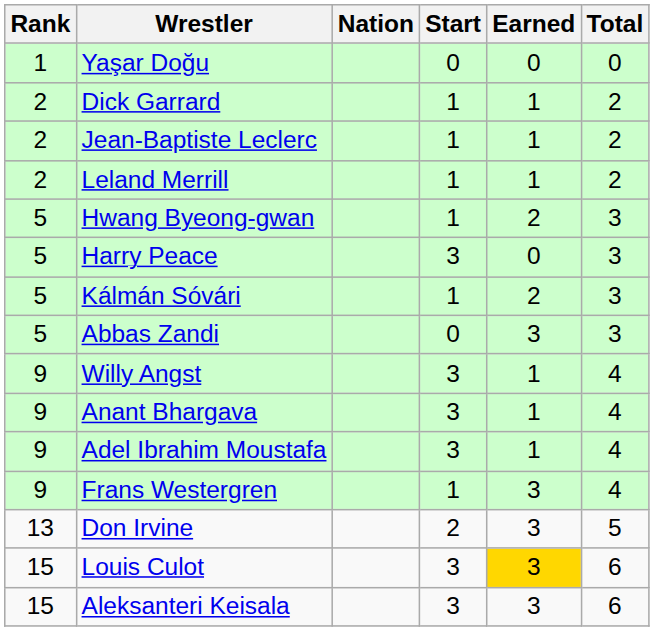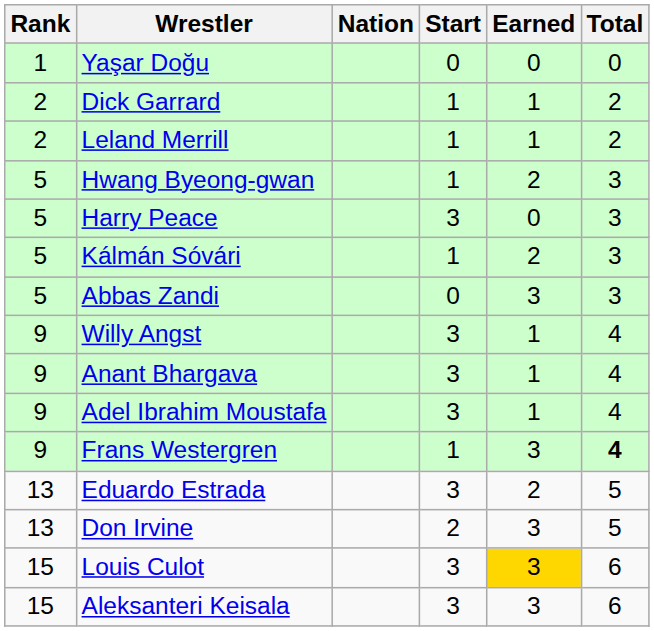- row: (199, 140)
(615, 489) normal -> (615, 450) bold
+ row: (173, 489)
